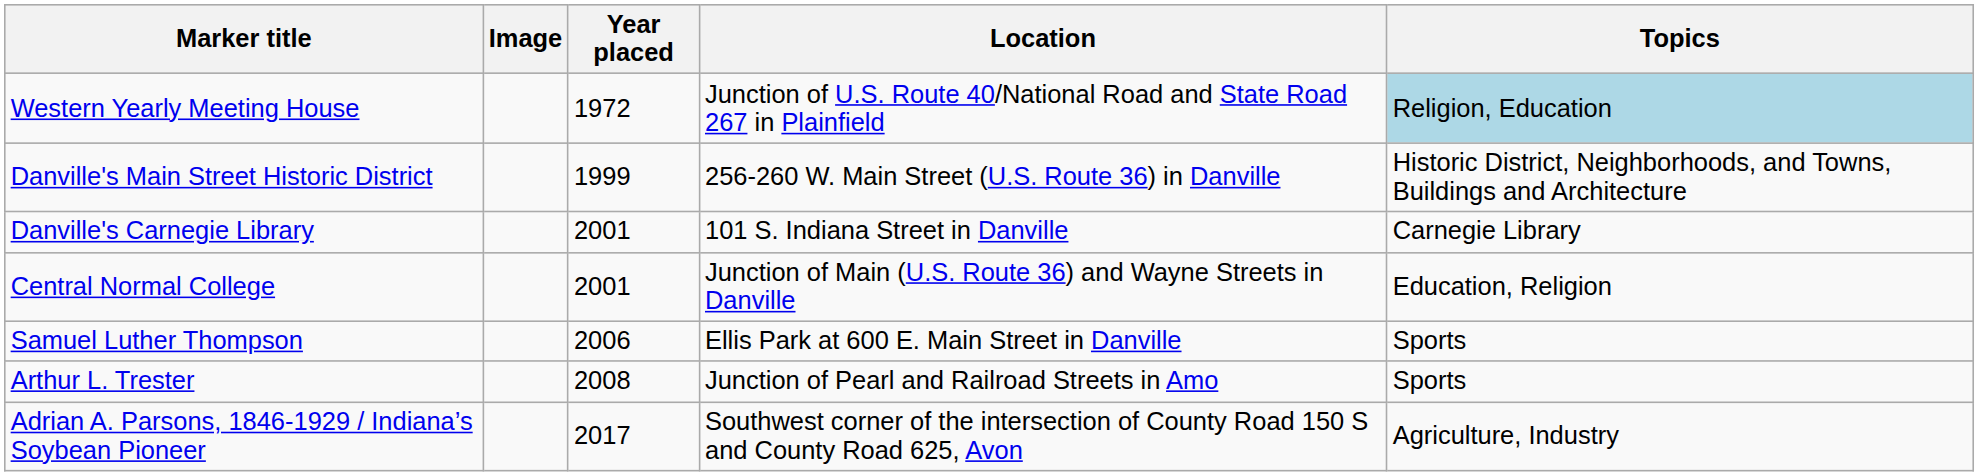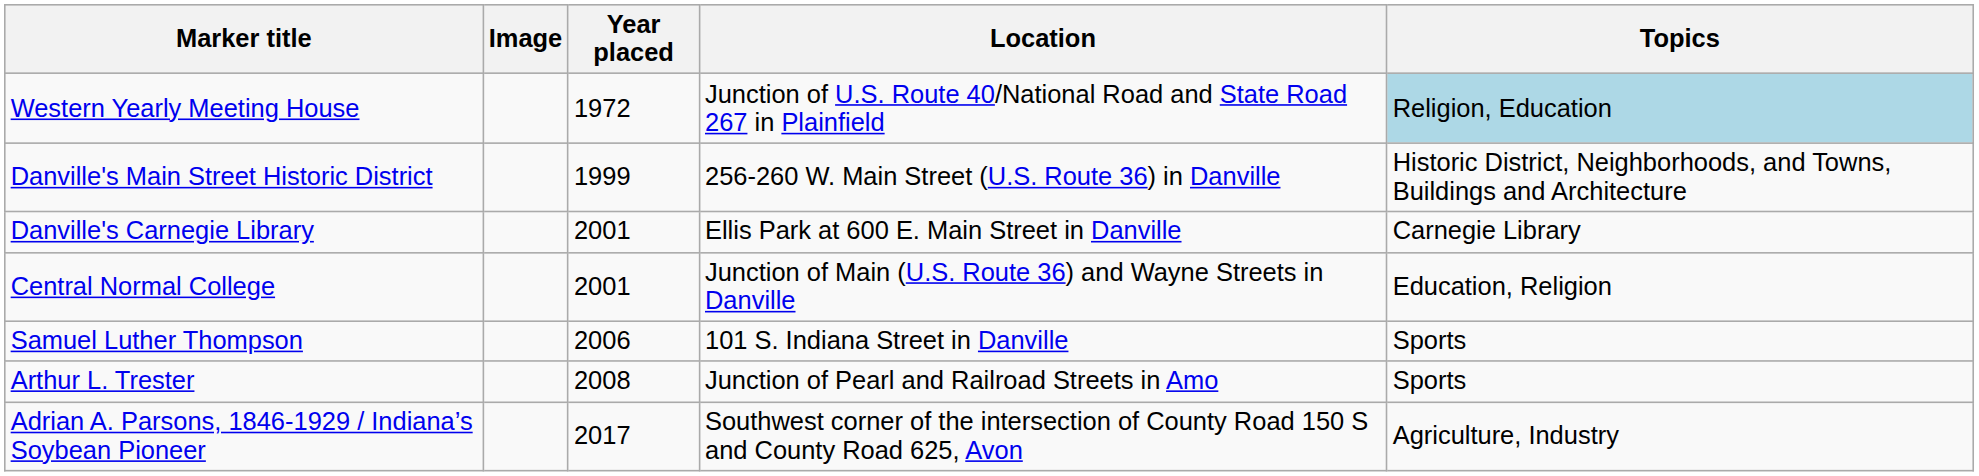(887, 231) 101 S. Indiana Street in Danville -> (943, 231) Ellis Park at 600 E. Main Street in Danville
(943, 340) Ellis Park at 600 E. Main Street in Danville -> (887, 340) 101 S. Indiana Street in Danville
